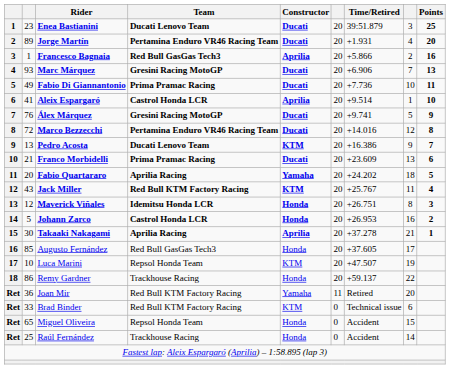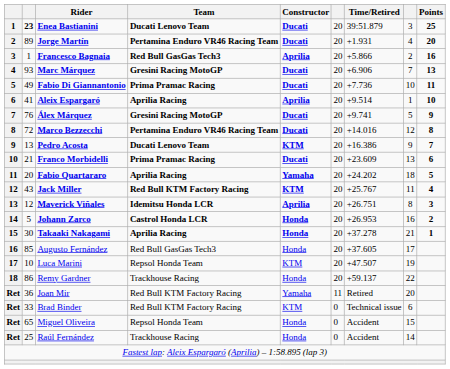(29, 26) normal -> (29, 26) bold
(169, 100) Castrol Honda LCR -> (158, 100) Aprilia Racing
(295, 204) Honda -> (296, 204) Aprilia
(296, 233) Aprilia -> (295, 233) Honda
